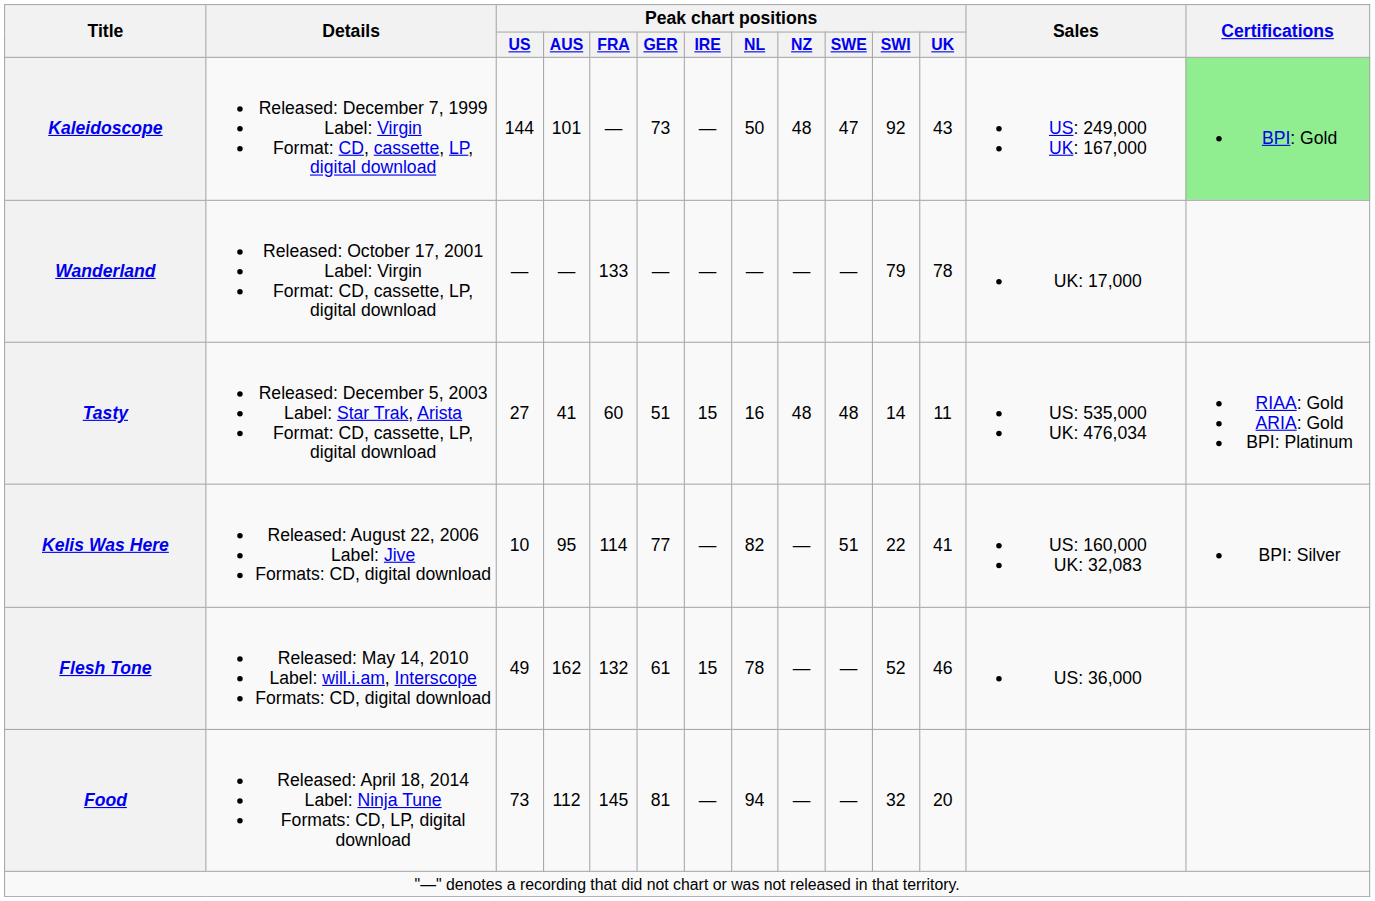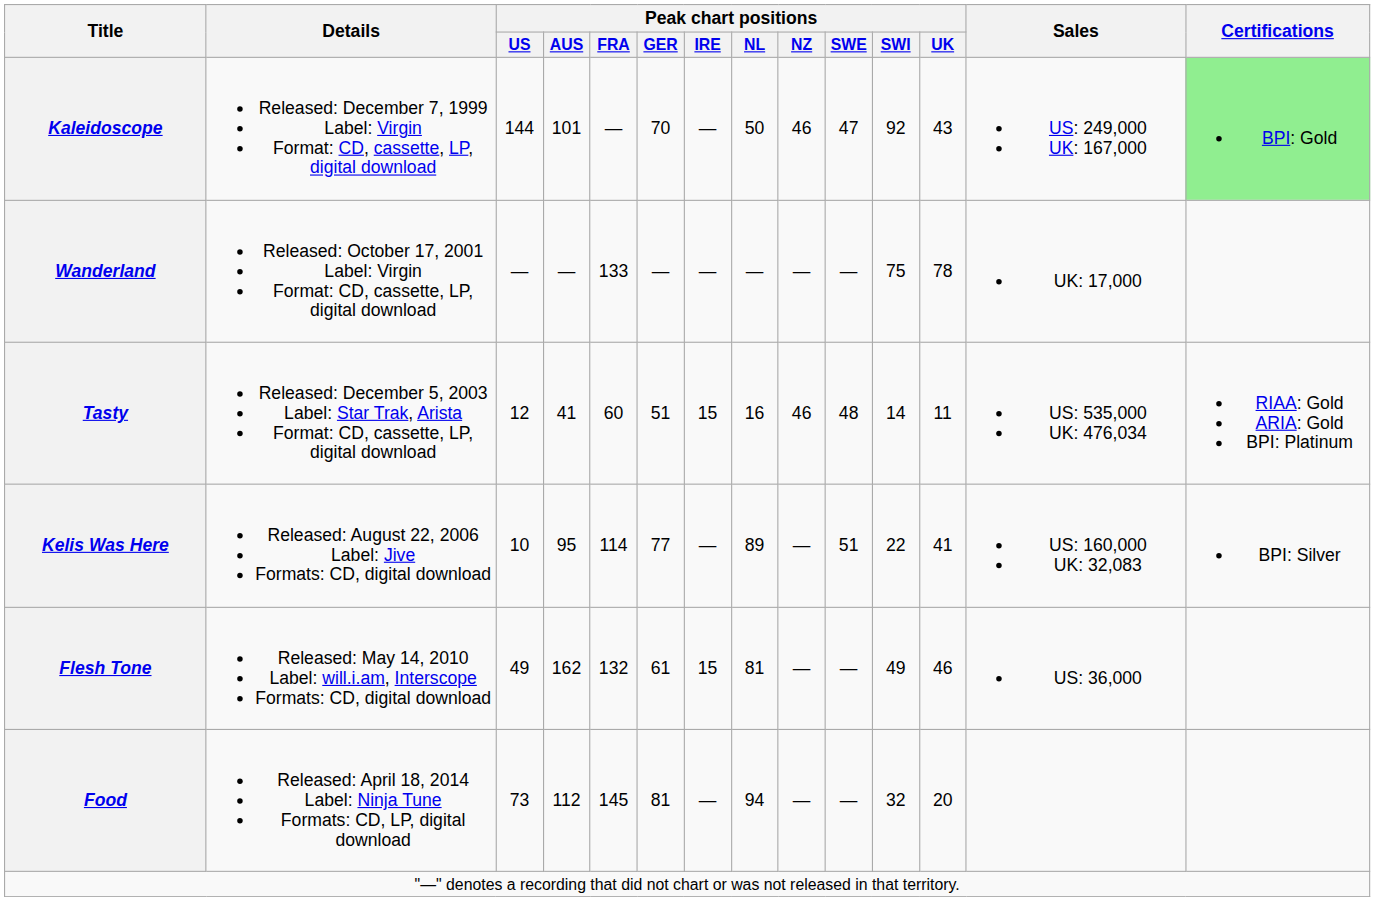(661, 128) 73 -> (661, 128) 70
(802, 128) 48 -> (802, 128) 46
(896, 270) 79 -> (896, 270) 75
(519, 413) 27 -> (519, 413) 12
(802, 413) 48 -> (802, 413) 46
(755, 545) 82 -> (755, 545) 89
(755, 668) 78 -> (755, 668) 81
(896, 668) 52 -> (896, 668) 49
